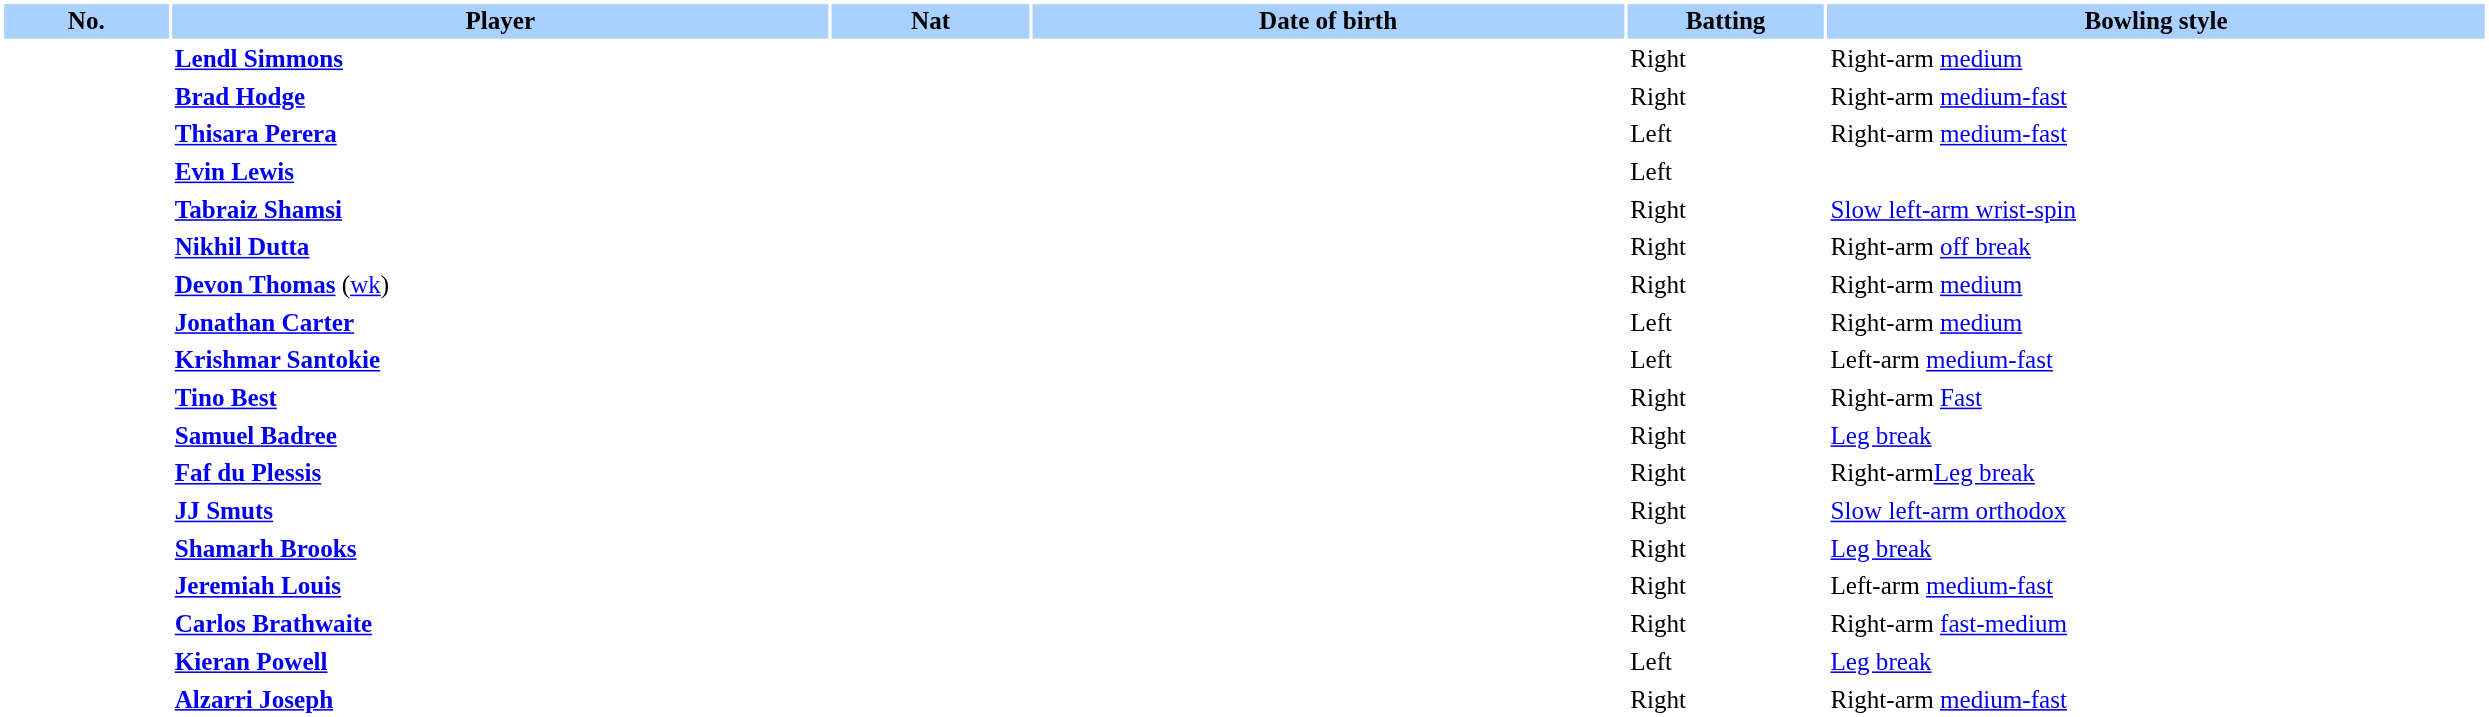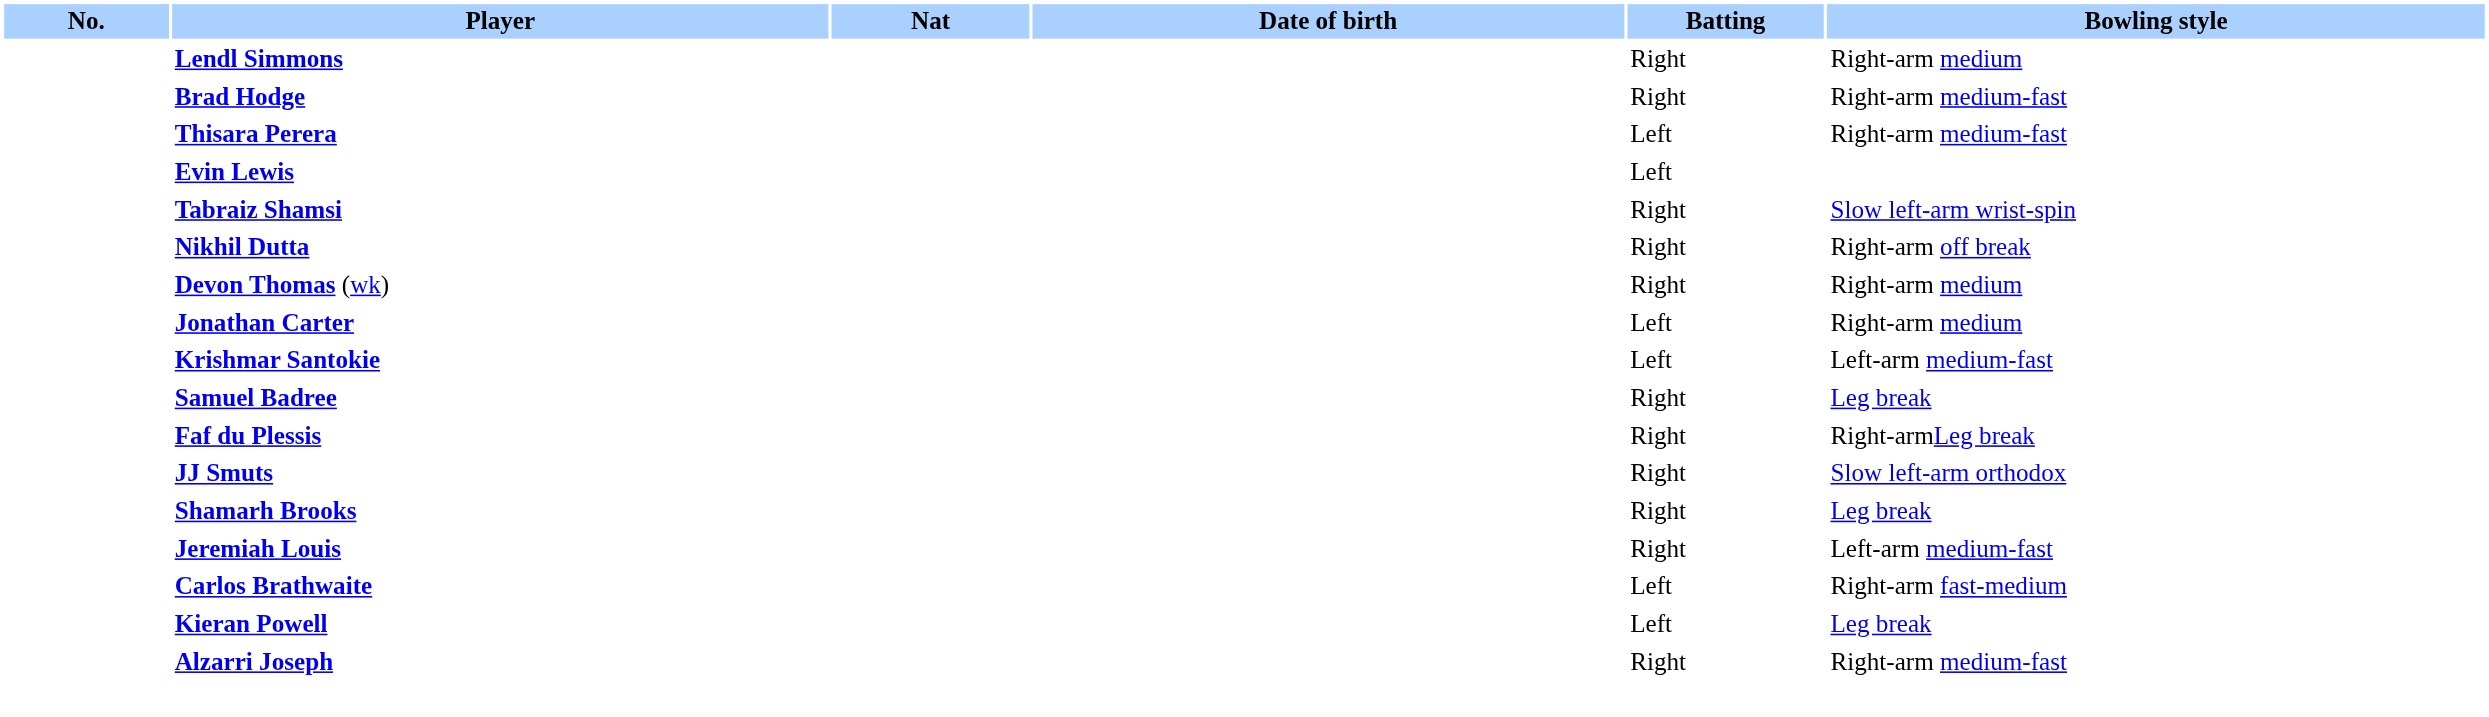- row: (226, 397)
(1658, 624) Right -> (1651, 586) Left
